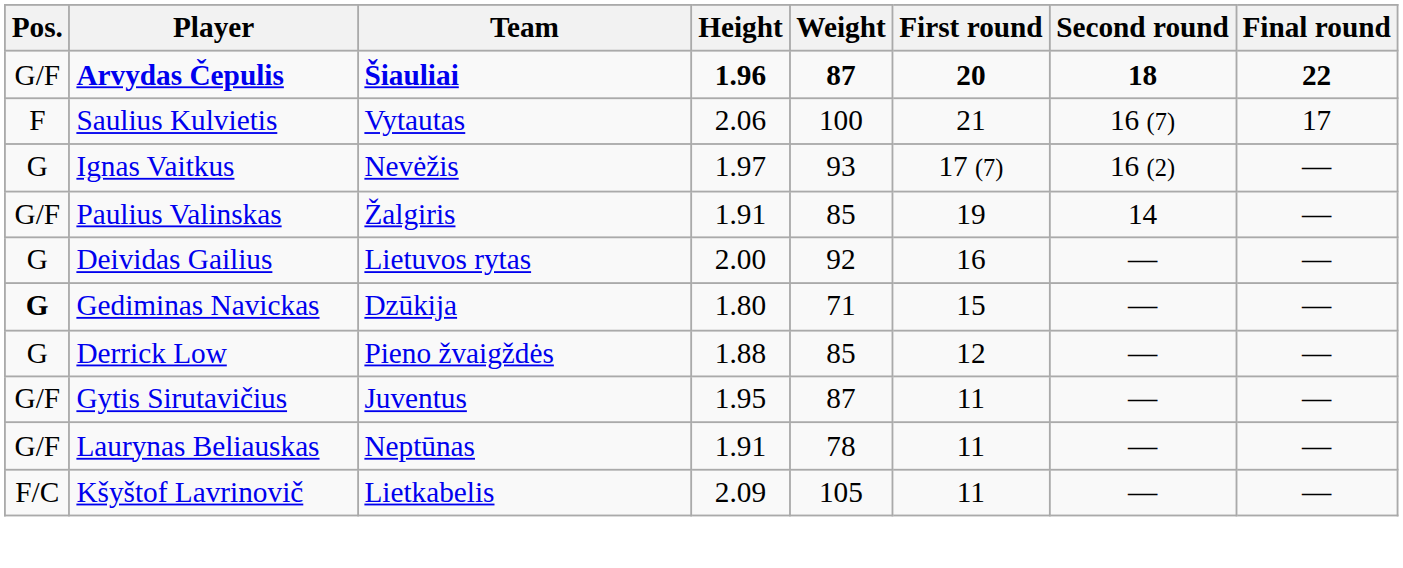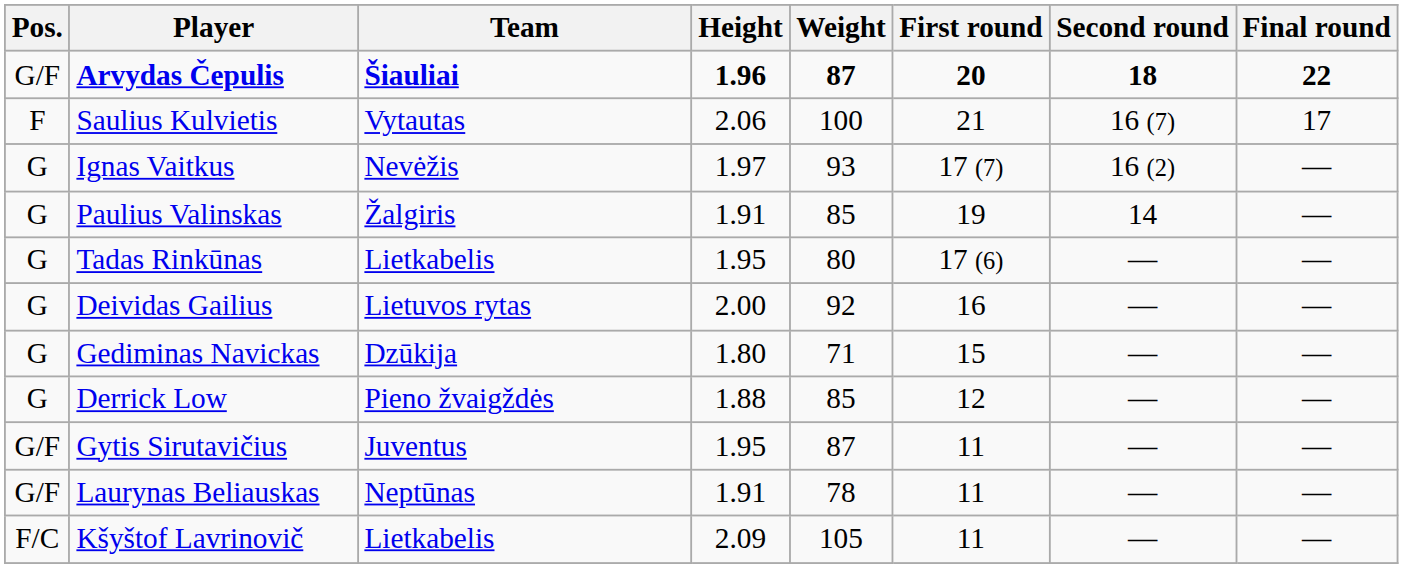(37, 213) G/F -> (37, 213) G
+ row: (169, 259)
(37, 306) bold -> (37, 352) normal
